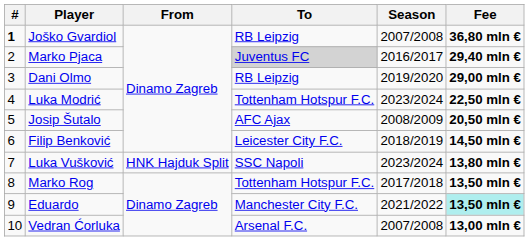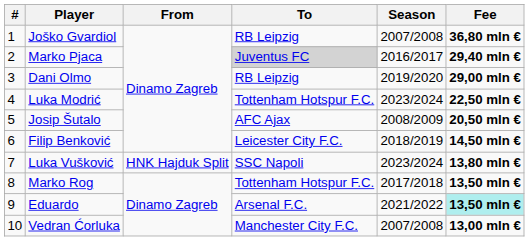(11, 36) bold -> (11, 36) normal
(296, 204) Manchester City F.C. -> (271, 204) Arsenal F.C.
(271, 225) Arsenal F.C. -> (296, 225) Manchester City F.C.
